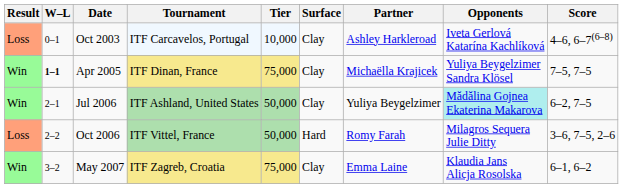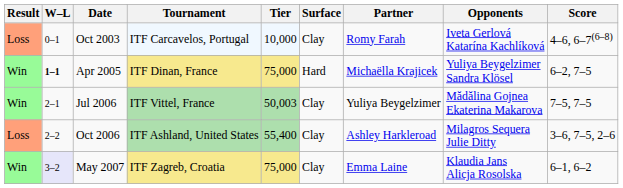(391, 39) Ashley Harkleroad -> (376, 39) Romy Farah
(313, 71) Clay -> (314, 71) Hard
(571, 71) 7–5, 7–5 -> (571, 71) 6–2, 7–5
(194, 103) ITF Ashland, United States -> (172, 103) ITF Vittel, France
(280, 103) 50,000 -> (280, 103) 50,003
(494, 103) paleturquoise background -> (494, 103) no background
(571, 103) 6–2, 7–5 -> (571, 103) 7–5, 7–5
(172, 135) ITF Vittel, France -> (194, 135) ITF Ashland, United States
(280, 135) 50,000 -> (280, 135) 55,400
(314, 135) Hard -> (313, 135) Clay
(376, 135) Romy Farah -> (391, 135) Ashley Harkleroad
(52, 168) no background -> (52, 168) lavender background
